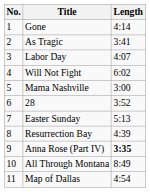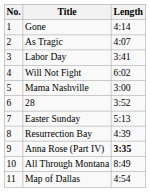(122, 42) 3:41 -> (122, 42) 4:07
(122, 57) 4:07 -> (122, 57) 3:41
